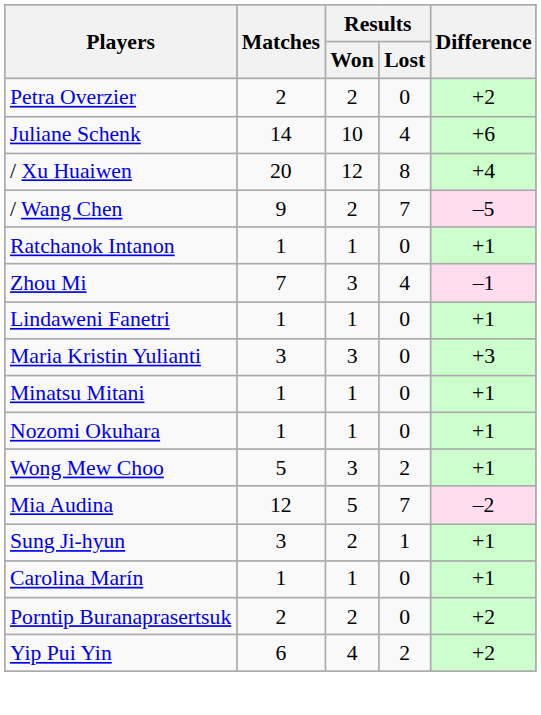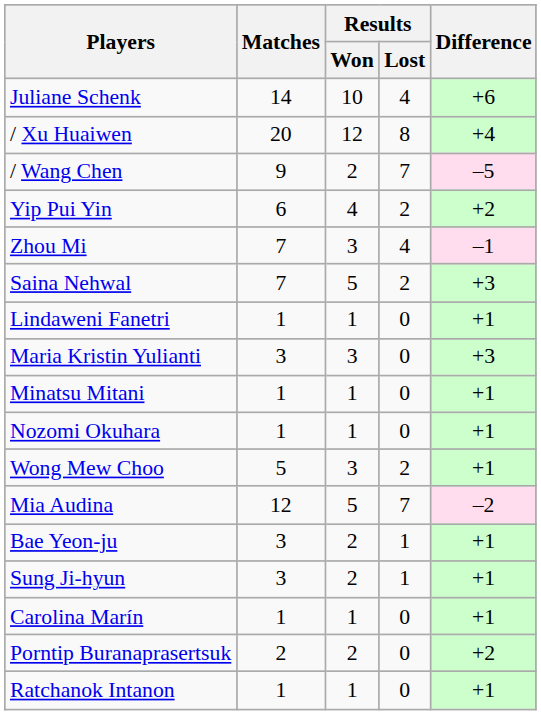- row: (73, 97)
rows swapped: (61, 652) <-> (92, 245)
+ row: (71, 282)
+ row: (64, 541)
